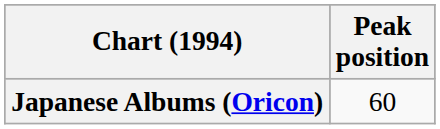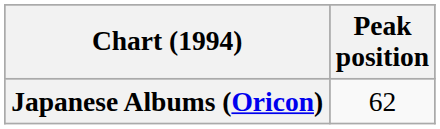(382, 100) 60 -> (382, 100) 62
